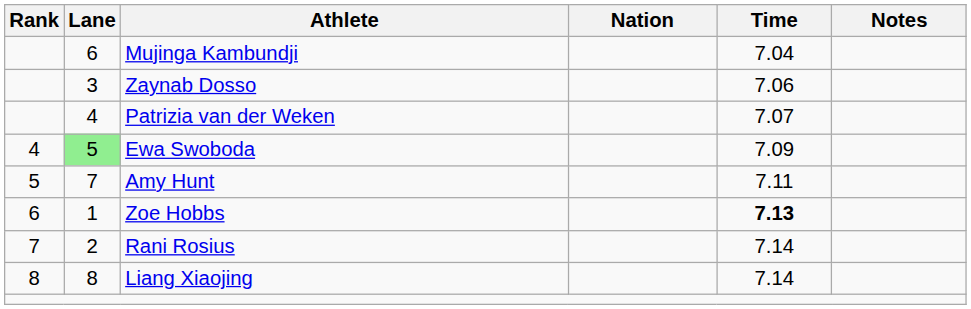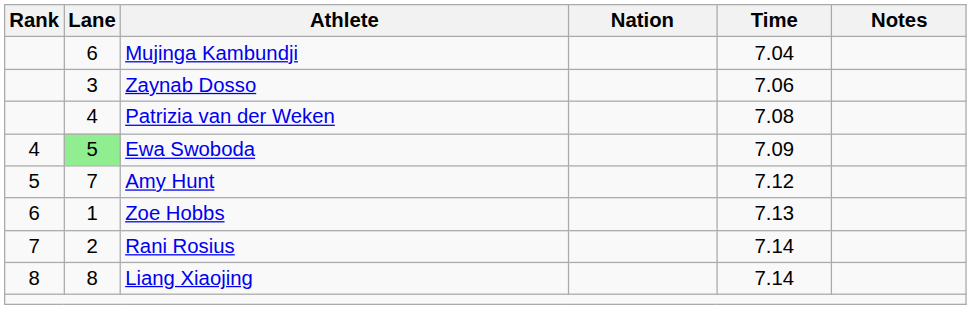(774, 117) 7.07 -> (774, 117) 7.08
(774, 181) 7.11 -> (774, 181) 7.12
(774, 213) bold -> (774, 213) normal
